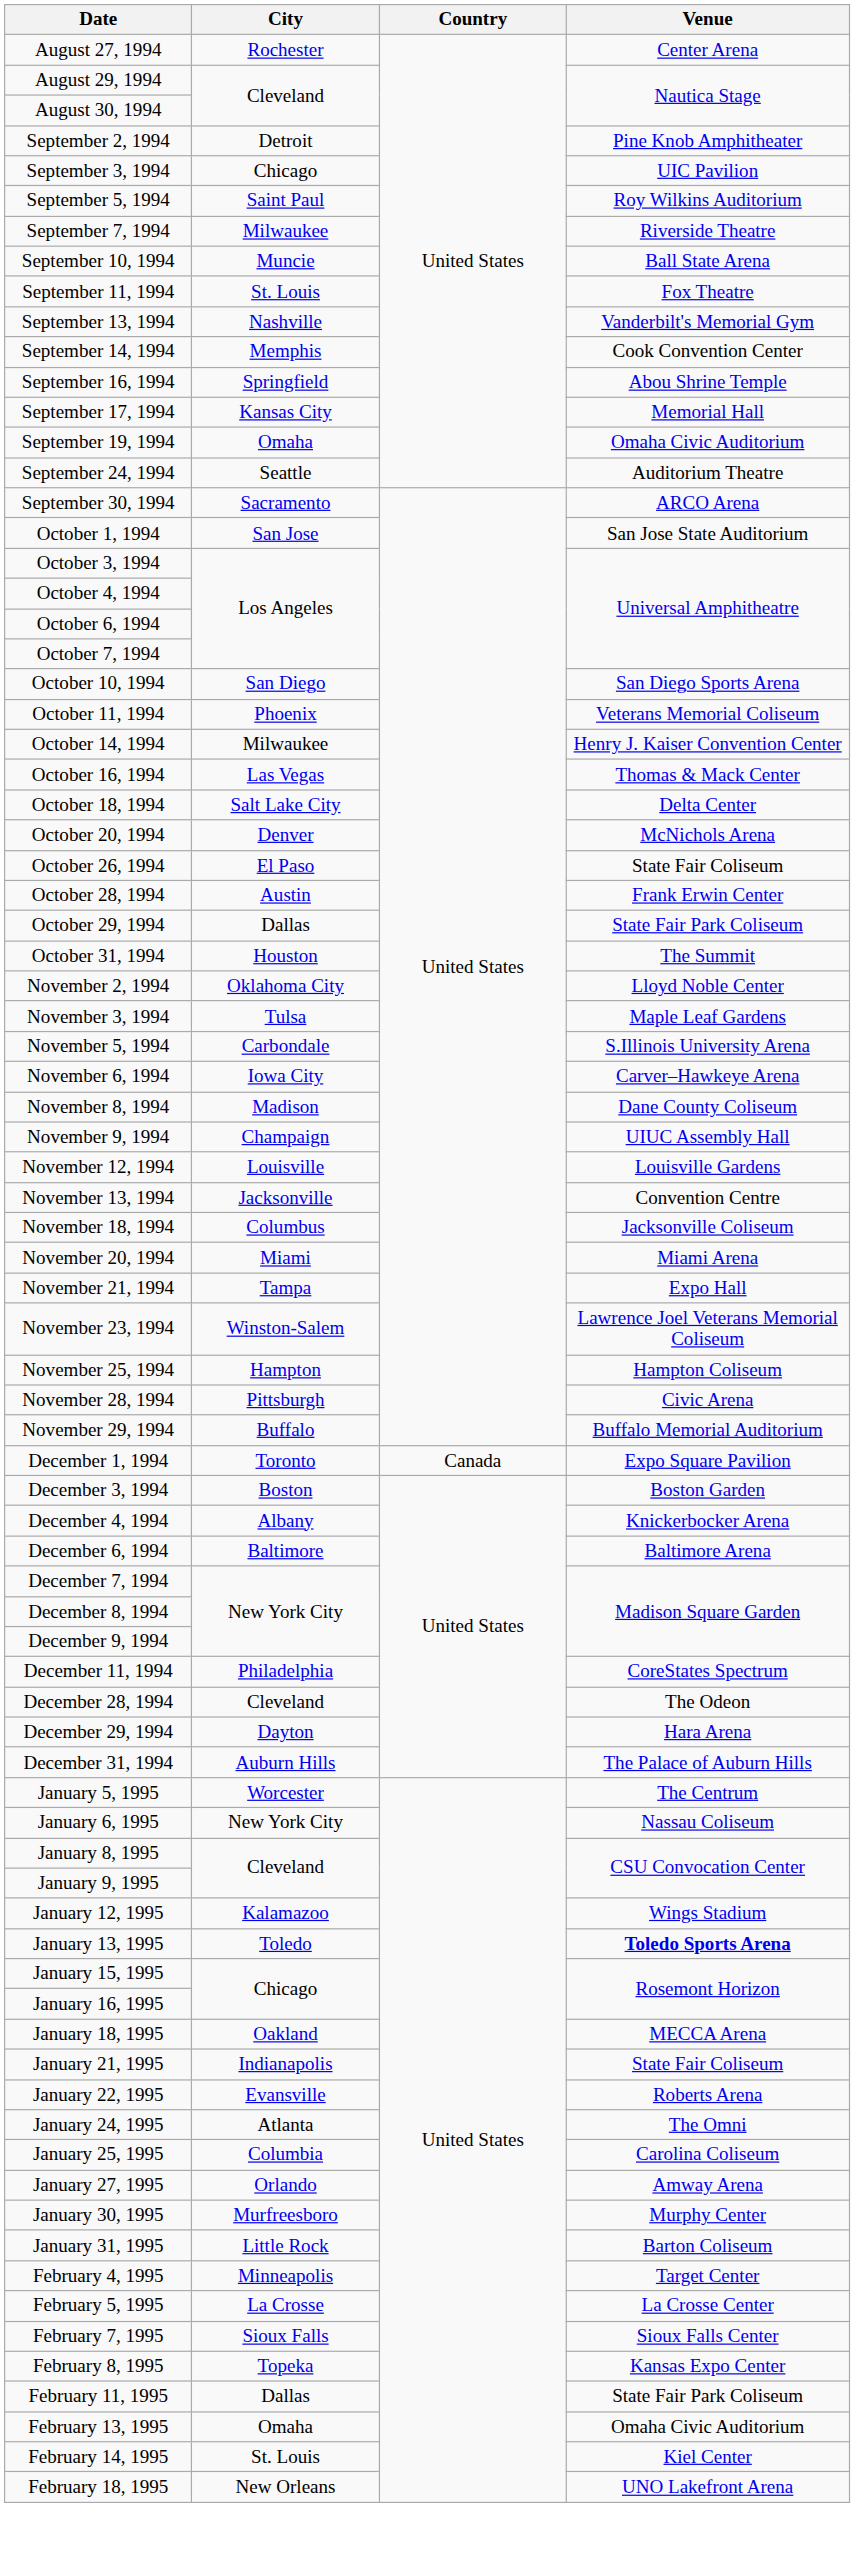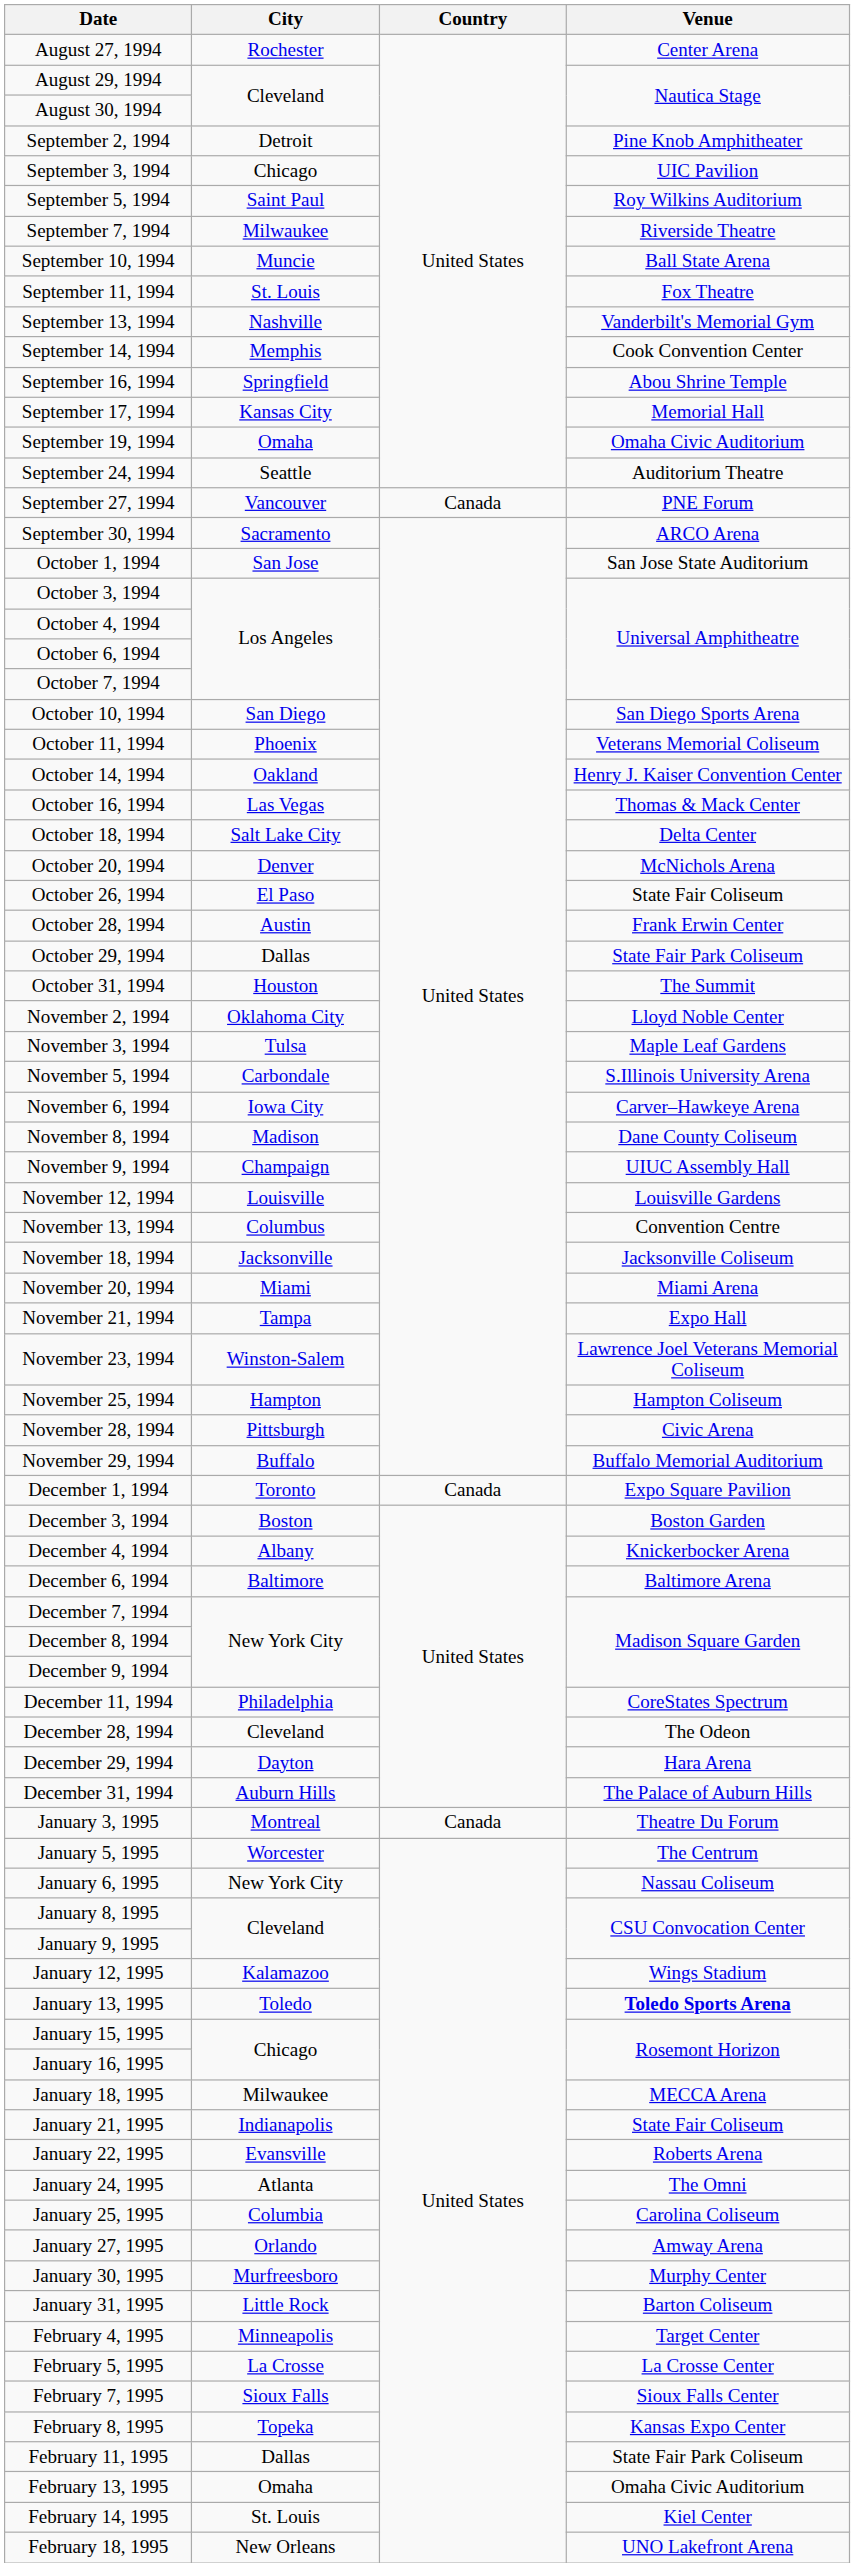+ row: (98, 502)
(286, 744) Milwaukee -> (286, 774) Oakland
(286, 1197) Jacksonville -> (286, 1227) Columbus
(286, 1227) Columbus -> (286, 1257) Jacksonville
+ row: (98, 1822)
(286, 2033) Oakland -> (286, 2094) Milwaukee
